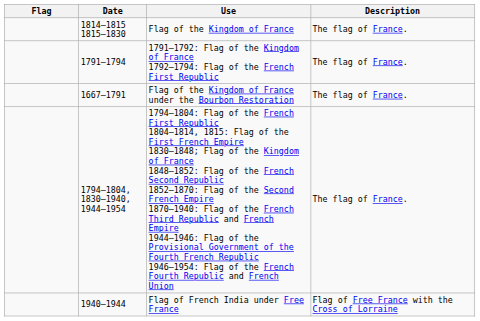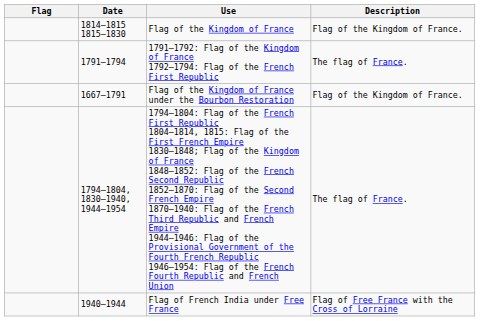(360, 29) The flag of France. -> (388, 29) Flag of the Kingdom of France.
(360, 95) The flag of France. -> (388, 95) Flag of the Kingdom of France.
